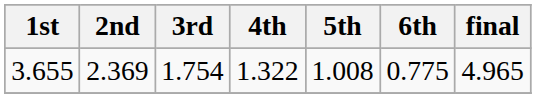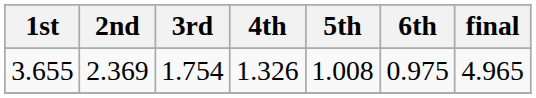(268, 70) 1.322 -> (268, 70) 1.326
(418, 70) 0.775 -> (418, 70) 0.975
